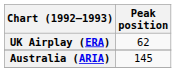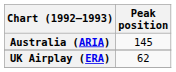rows swapped: (60, 59) <-> (60, 42)
